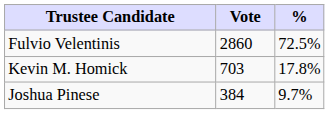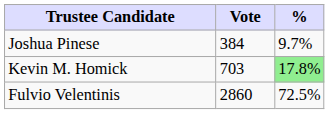rows swapped: (64, 43) <-> (54, 95)
(299, 69) no background -> (299, 69) lightgreen background
